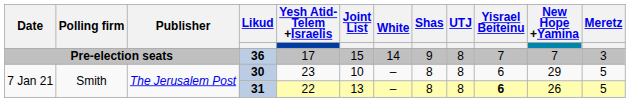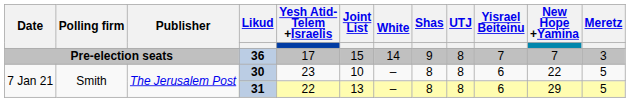(555, 73) 29 -> (555, 73) 22
(501, 89) bold -> (501, 89) normal
(555, 89) 26 -> (555, 89) 29
